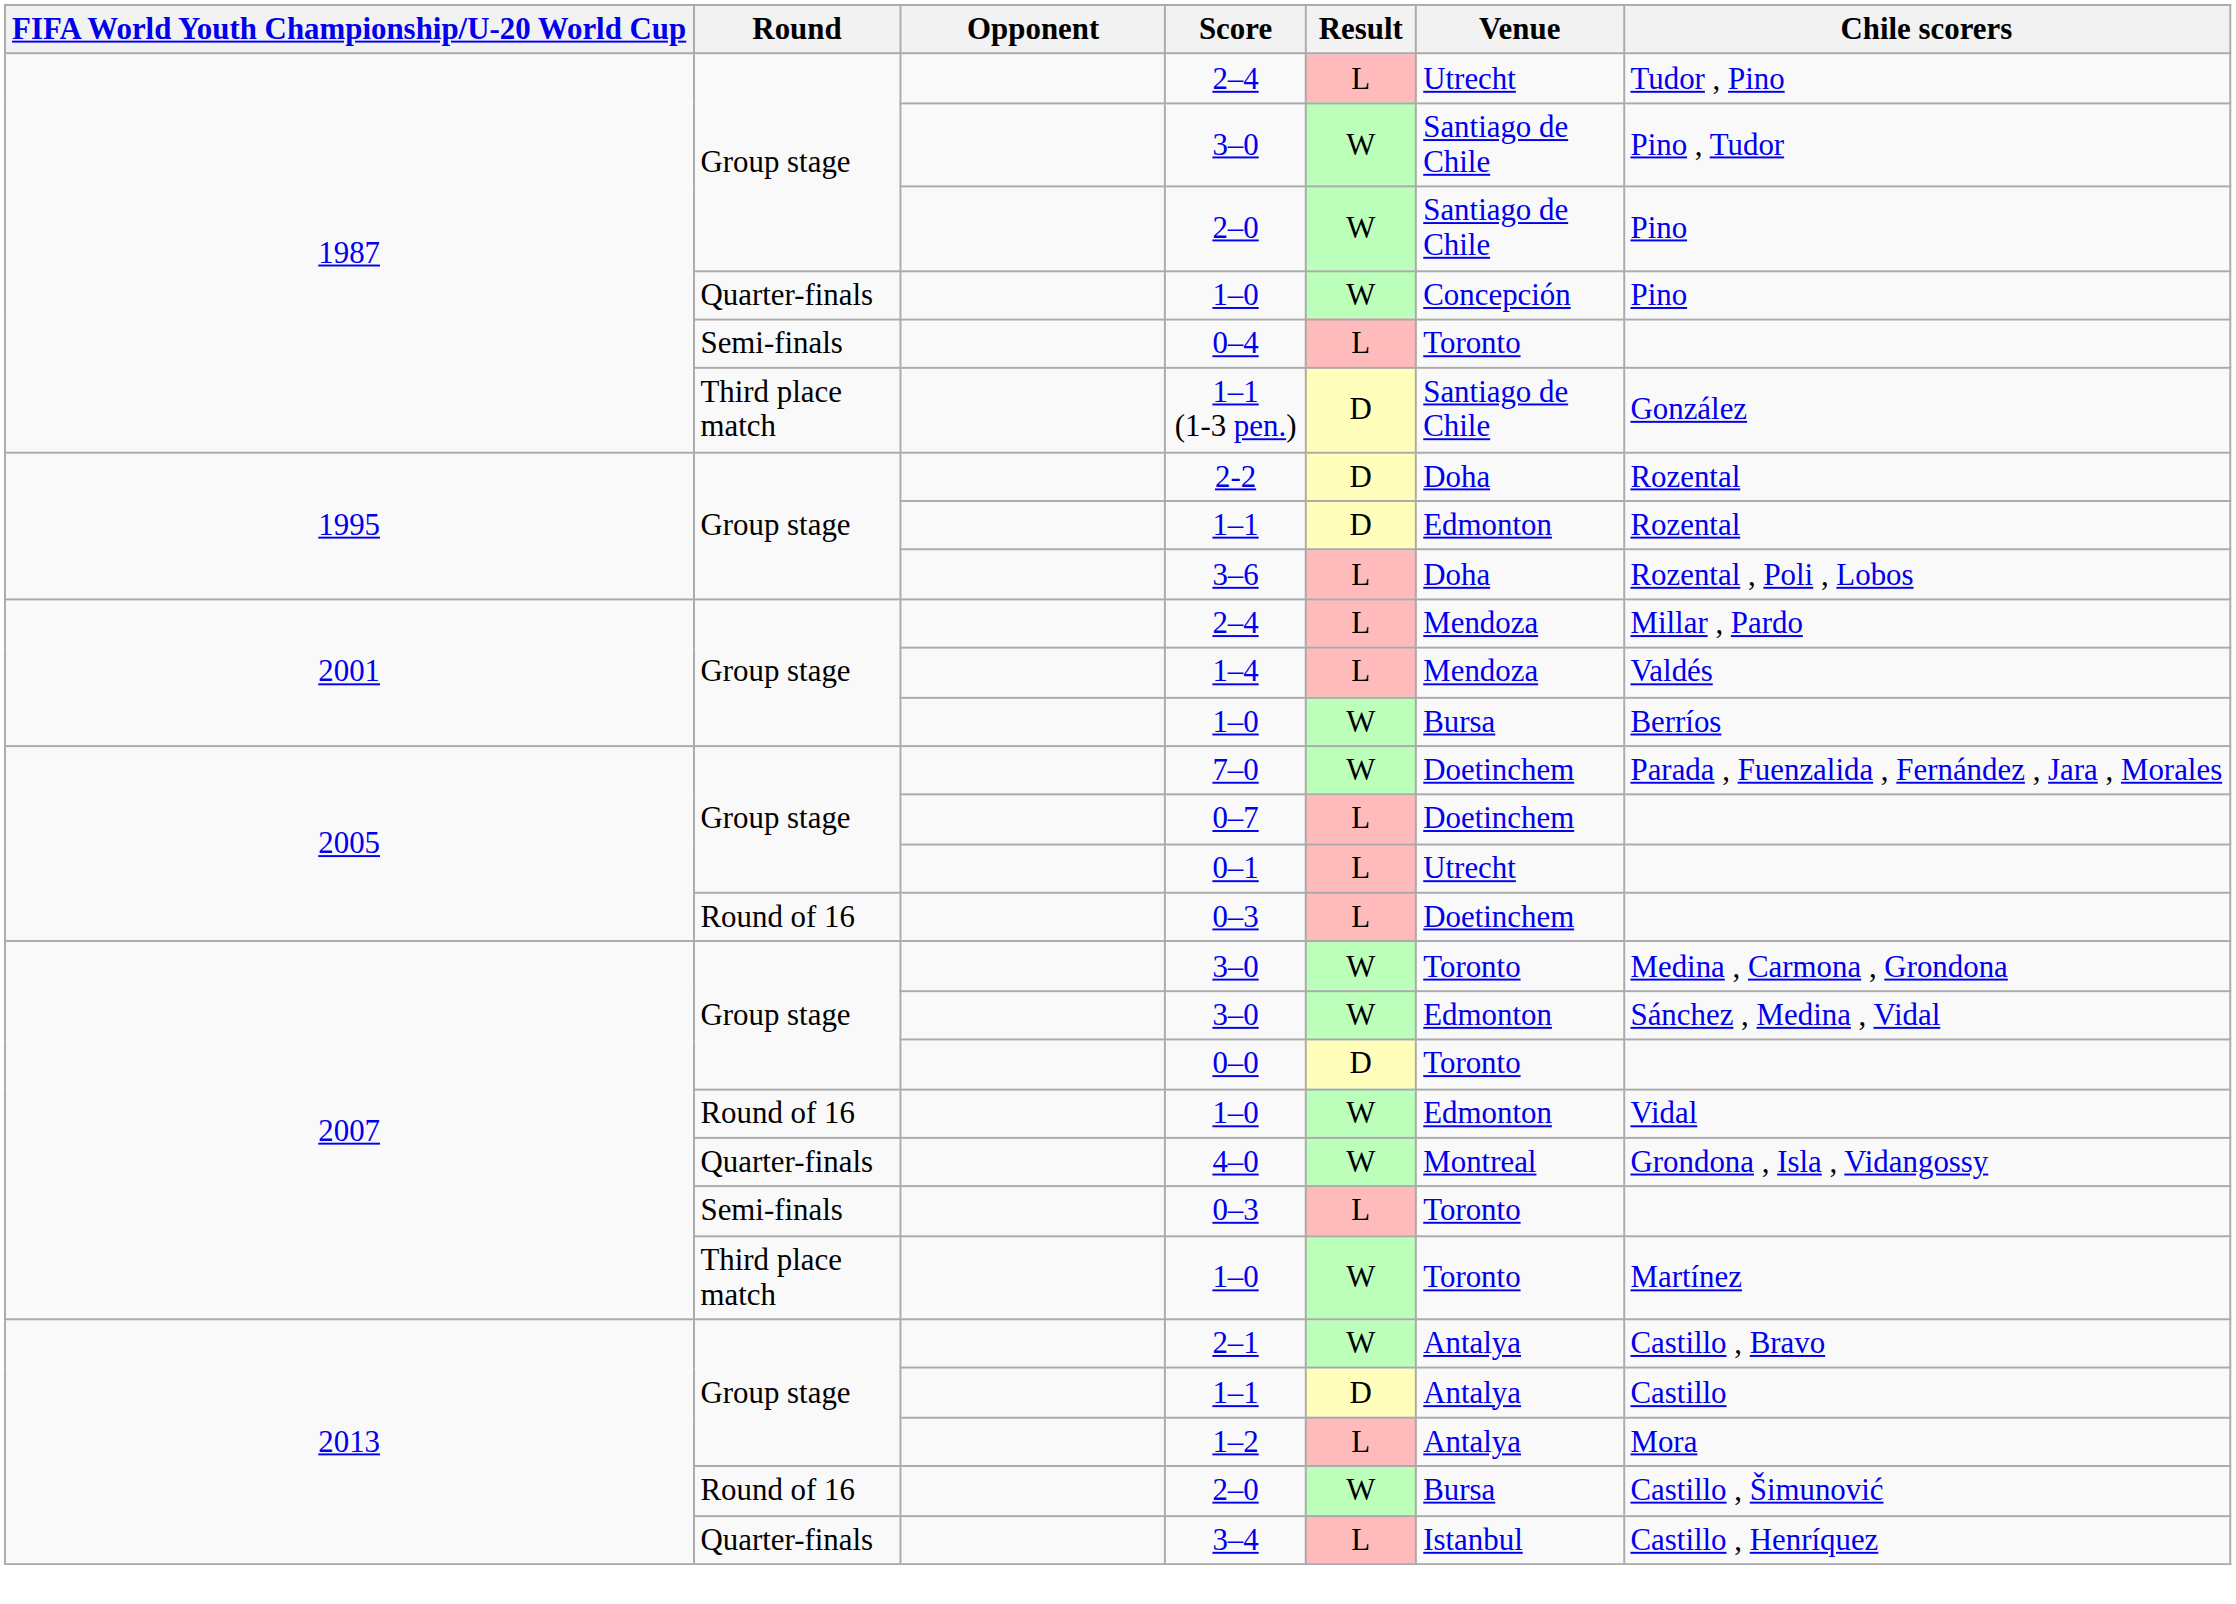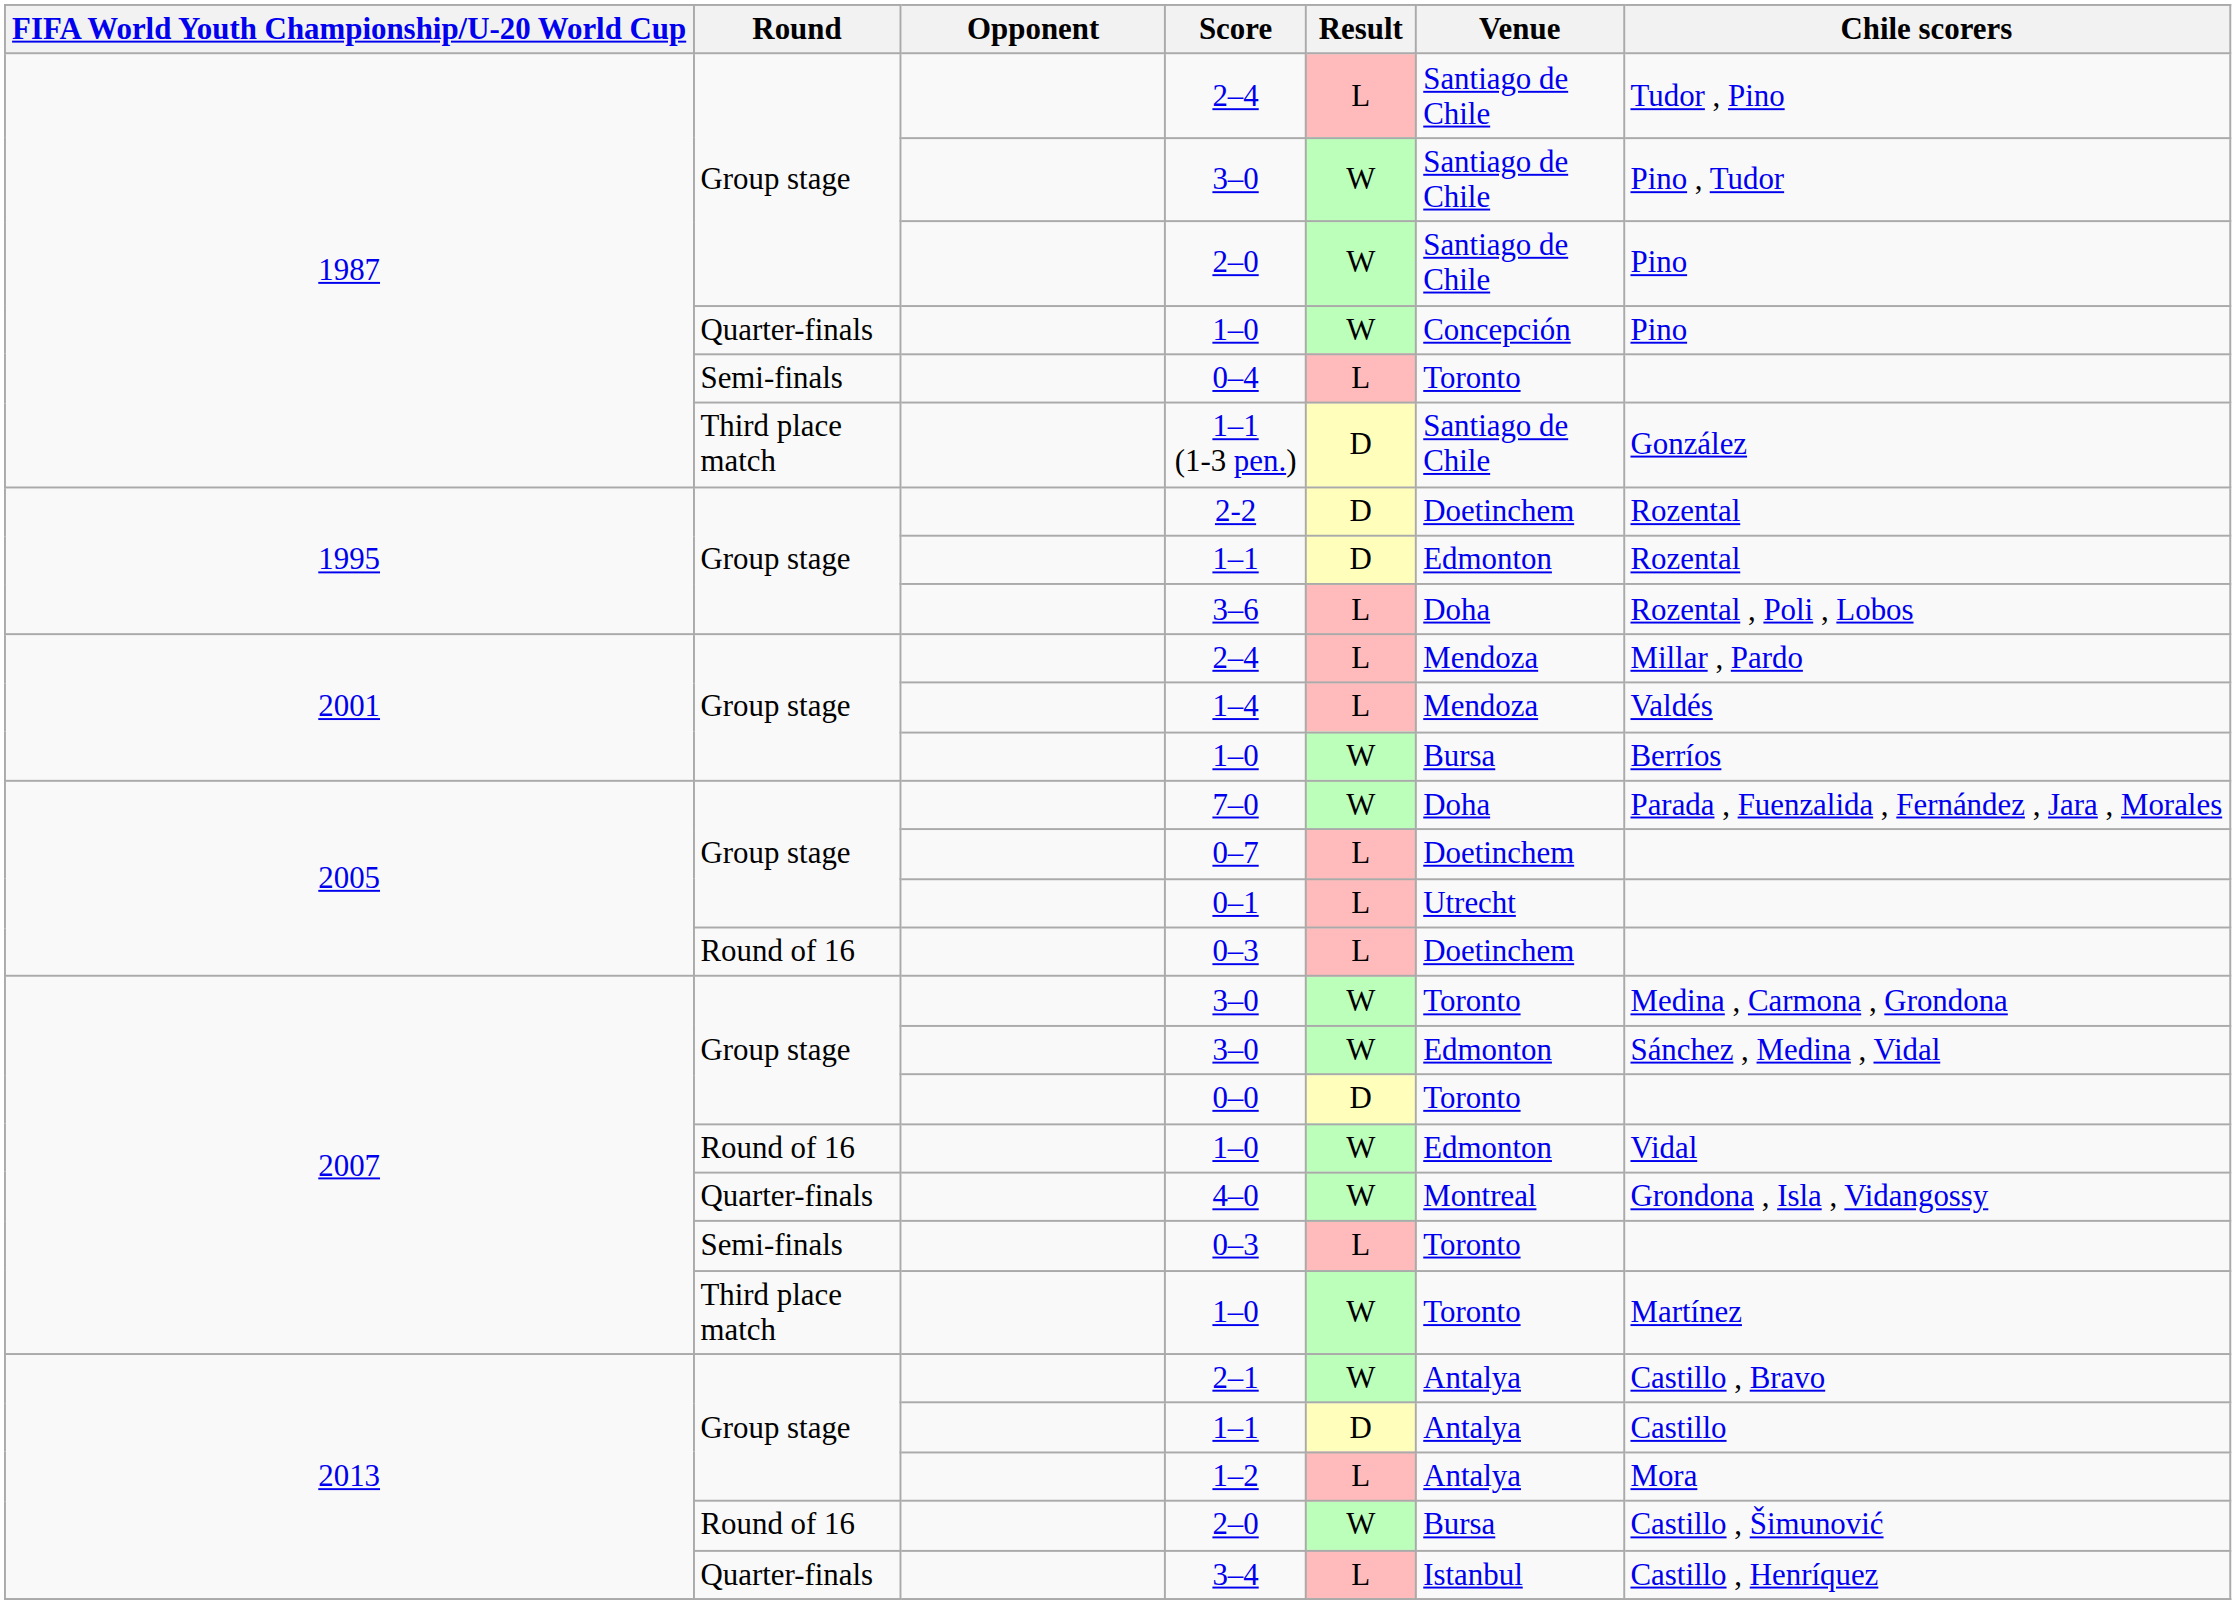(1470, 77) Utrecht -> (1496, 95) Santiago de Chile
(1457, 476) Doha -> (1499, 510) Doetinchem
(1499, 769) Doetinchem -> (1457, 804) Doha
